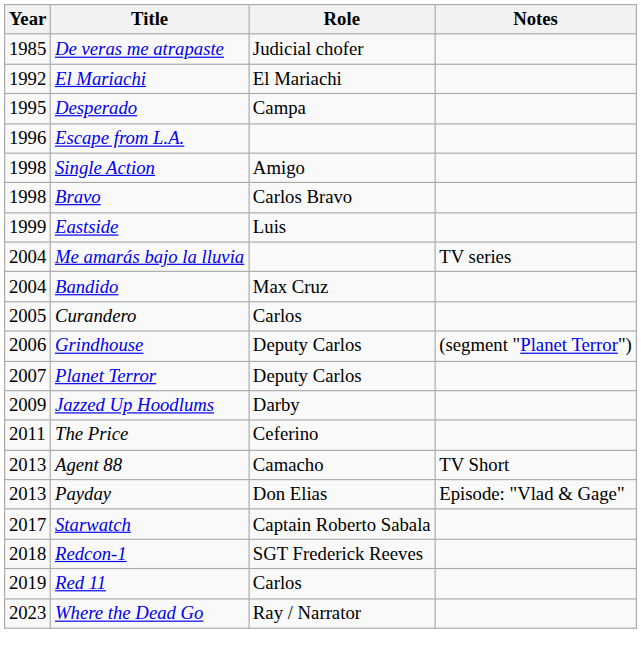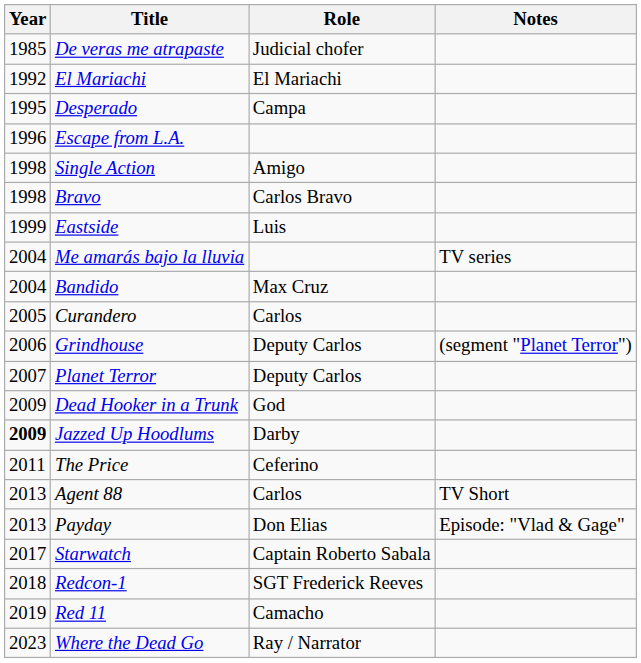+ row: (146, 405)
(28, 405) normal -> (28, 434) bold
(288, 464) Camacho -> (277, 494) Carlos
(277, 583) Carlos -> (288, 613) Camacho
